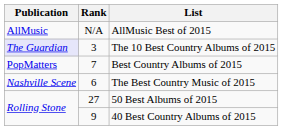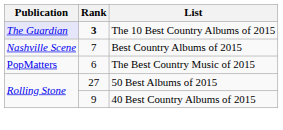- row: (161, 30)
(94, 47) normal -> (94, 30) bold
(32, 64) PopMatters -> (41, 47) Nashville Scene
(41, 82) Nashville Scene -> (32, 64) PopMatters
